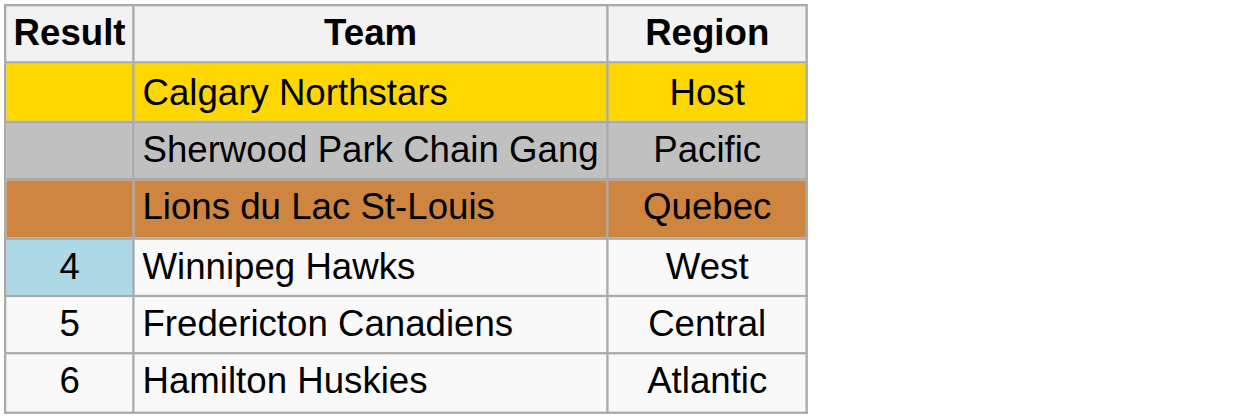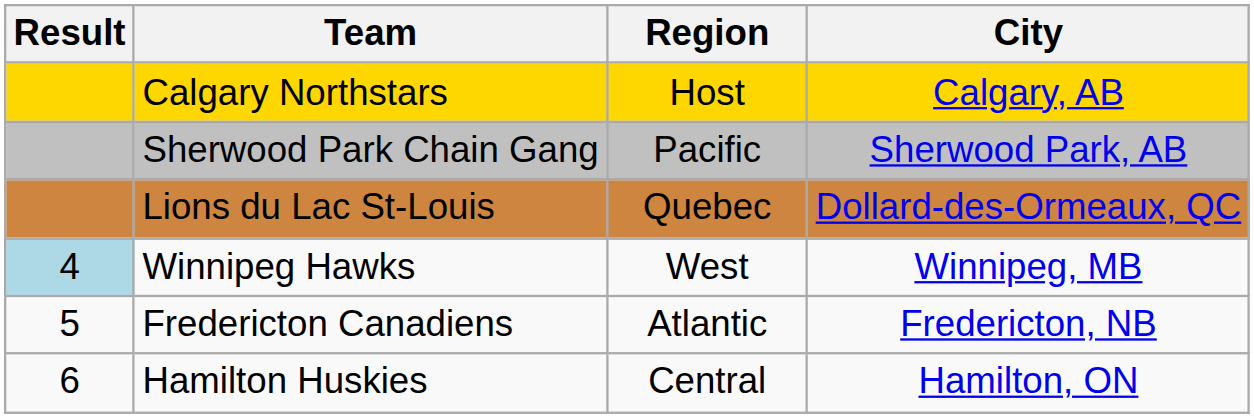+ column: (1028, 33)
(707, 324) Central -> (707, 324) Atlantic
(707, 382) Atlantic -> (707, 382) Central
